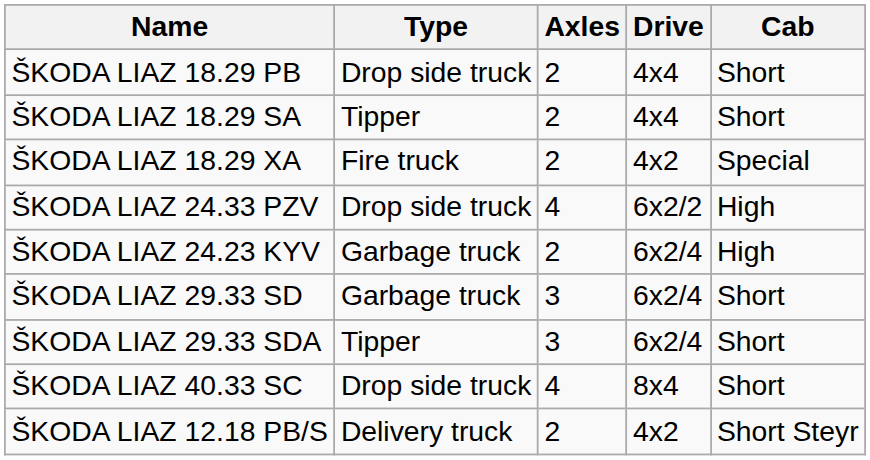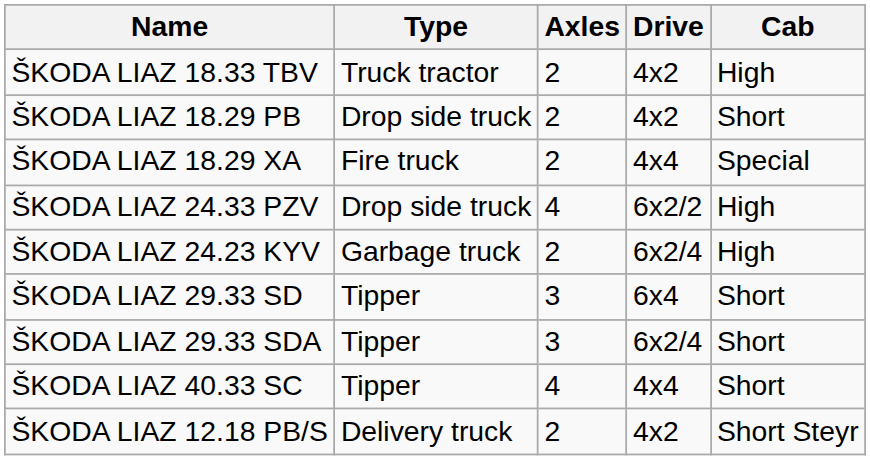+ row: (165, 71)
(656, 71) 4x4 -> (656, 116) 4x2
- row: (156, 116)
(656, 161) 4x2 -> (656, 161) 4x4
(431, 296) Garbage truck -> (380, 296) Tipper
(668, 296) 6x2/4 -> (656, 296) 6x4
(436, 386) Drop side truck -> (380, 386) Tipper
(656, 386) 8x4 -> (656, 386) 4x4
